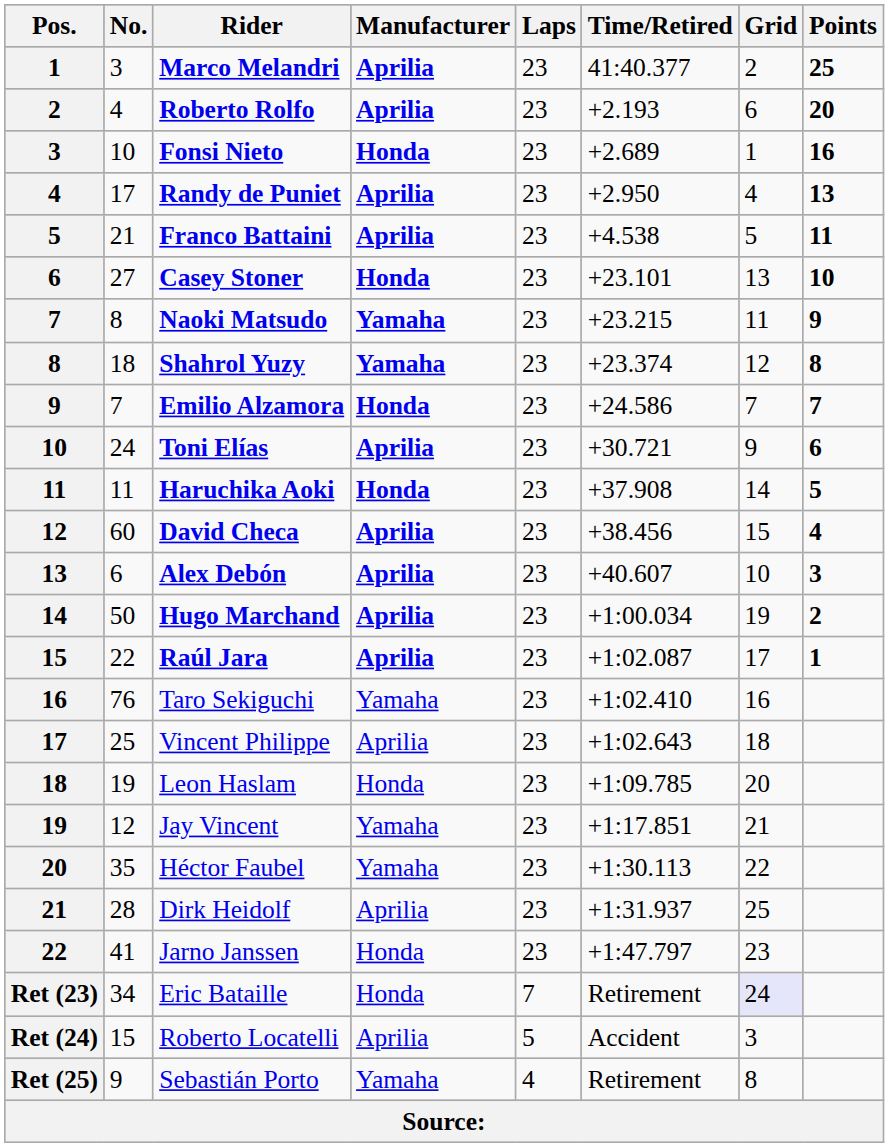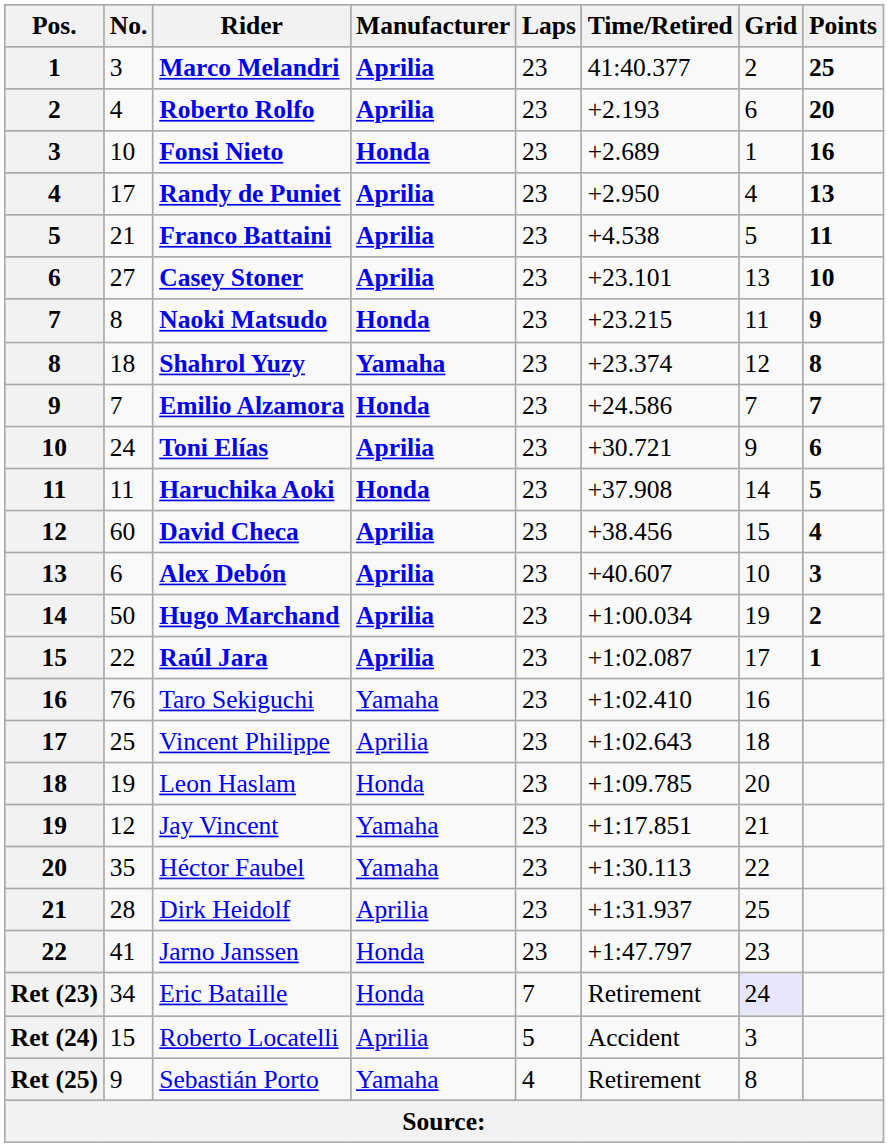(393, 278) Honda -> (395, 278) Aprilia
(401, 320) Yamaha -> (393, 320) Honda
